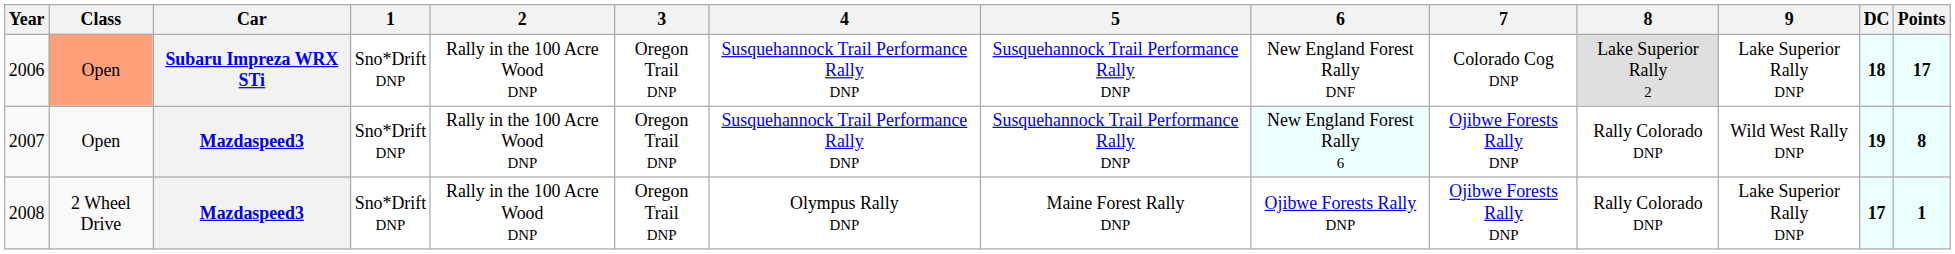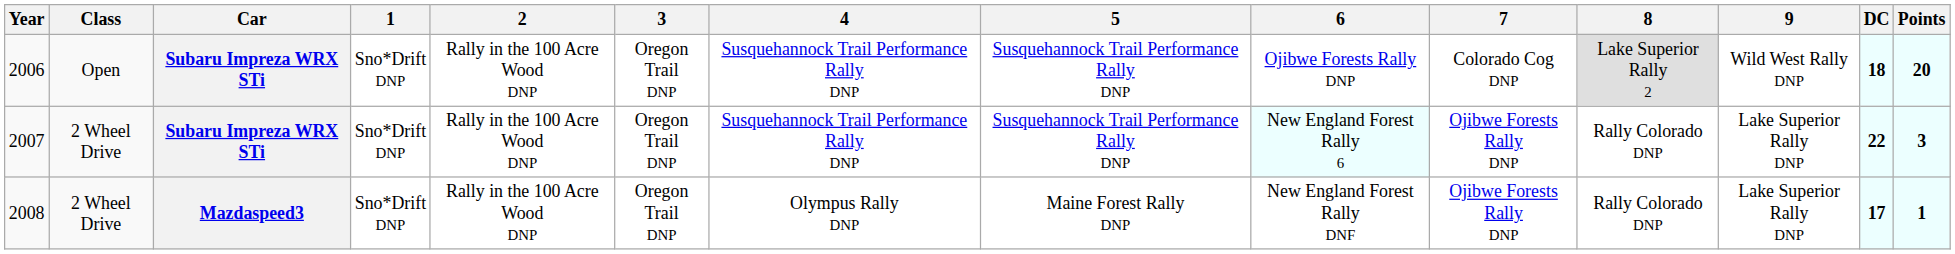(101, 70) lightsalmon background -> (101, 70) no background
(1340, 70) New England Forest Rally DNF -> (1340, 70) Ojibwe Forests Rally DNP
(1789, 70) Lake Superior Rally DNP -> (1789, 70) Wild West Rally DNP
(1922, 70) 17 -> (1922, 70) 20
(101, 141) Open -> (101, 141) 2 Wheel Drive
(252, 141) Mazdaspeed3 -> (252, 141) Subaru Impreza WRX STi
(1789, 141) Wild West Rally DNP -> (1789, 141) Lake Superior Rally DNP
(1877, 141) 19 -> (1877, 141) 22
(1922, 141) 8 -> (1922, 141) 3
(1340, 213) Ojibwe Forests Rally DNP -> (1340, 213) New England Forest Rally DNF
